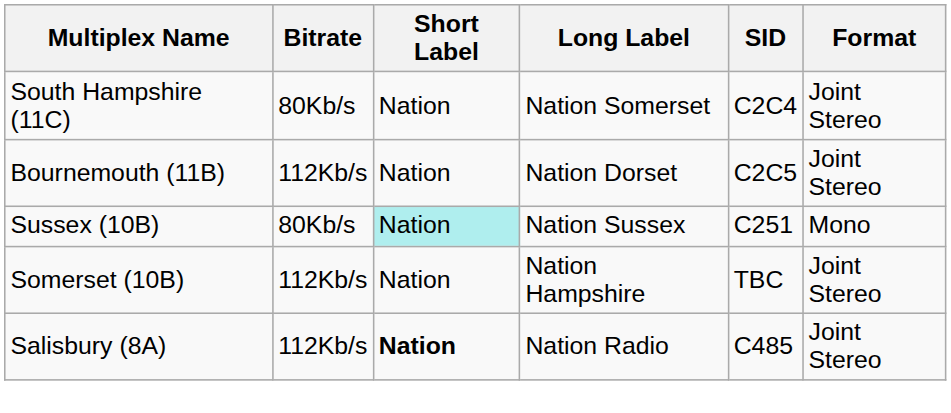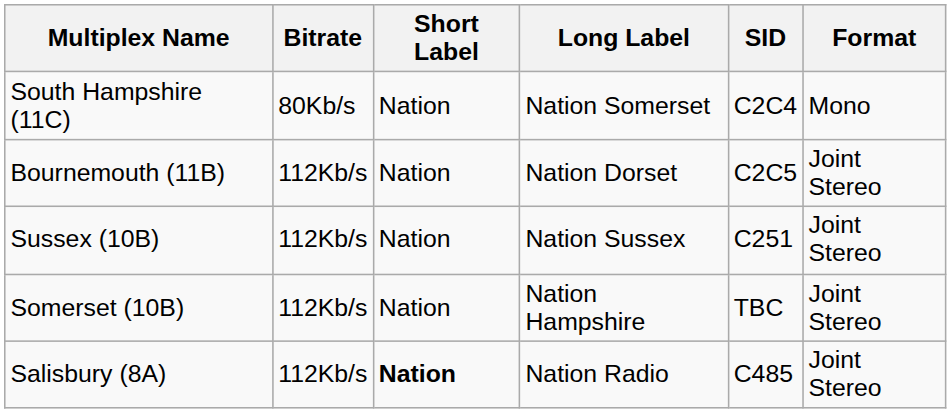(845, 105) Joint Stereo -> (840, 105) Mono
(317, 225) 80Kb/s -> (323, 239) 112Kb/s
(415, 225) paleturquoise background -> (415, 239) no background
(840, 225) Mono -> (845, 239) Joint Stereo
